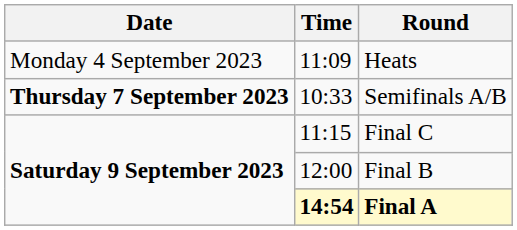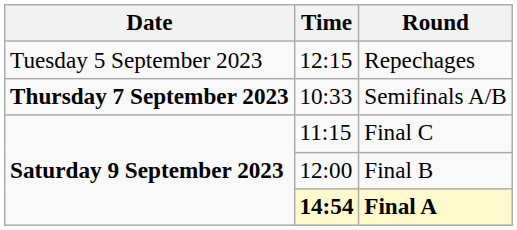- row: (391, 59)
+ row: (420, 59)
